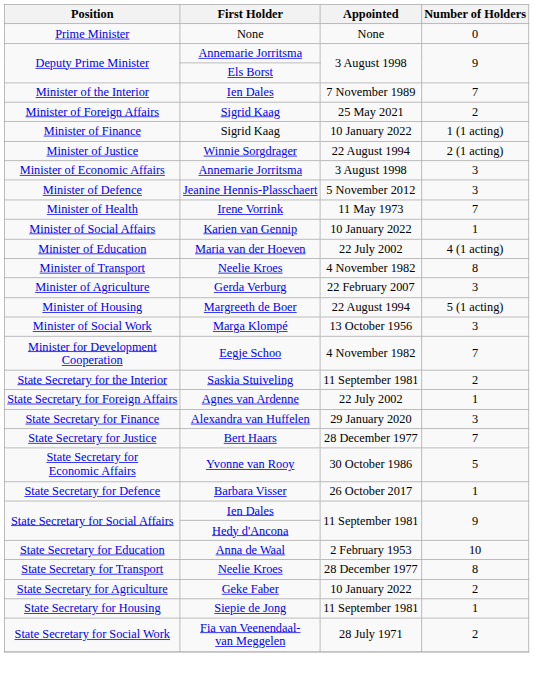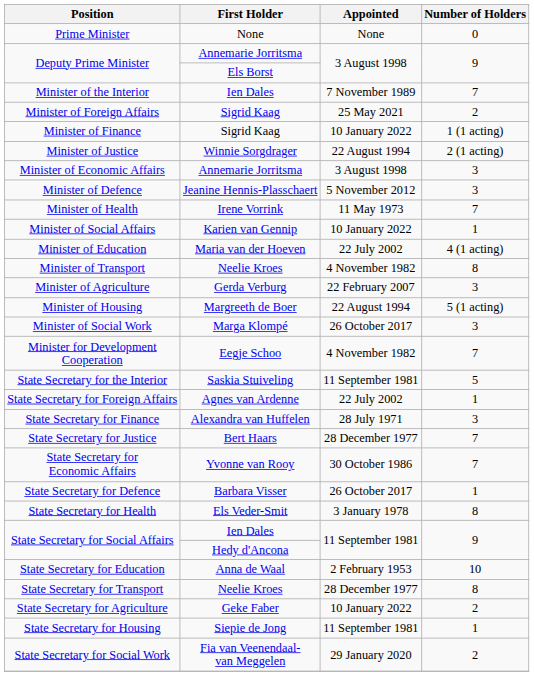(371, 326) 13 October 1956 -> (371, 326) 26 October 2017
(475, 379) 2 -> (475, 379) 5
(371, 418) 29 January 2020 -> (371, 418) 28 July 1971
(475, 464) 5 -> (475, 464) 7
+ row: (92, 510)
(371, 635) 28 July 1971 -> (371, 654) 29 January 2020
